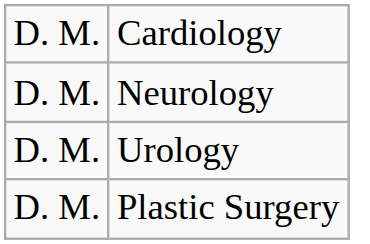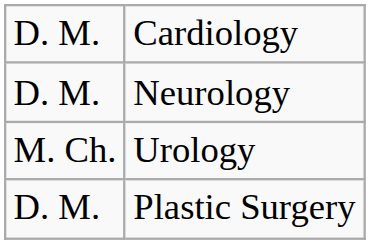(57, 149) D. M. -> (65, 149) M. Ch.
